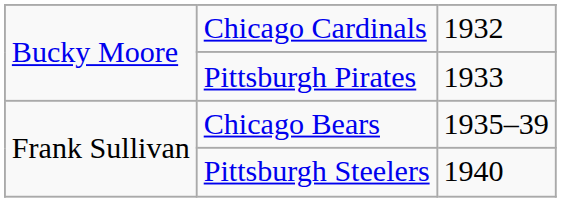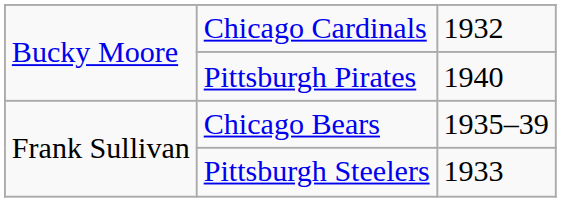(474, 76) 1933 -> (474, 76) 1940
(474, 171) 1940 -> (474, 171) 1933
